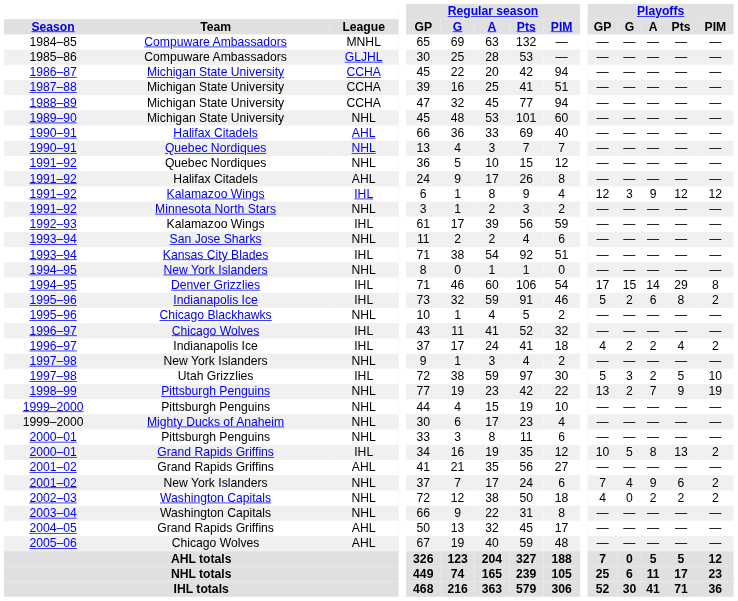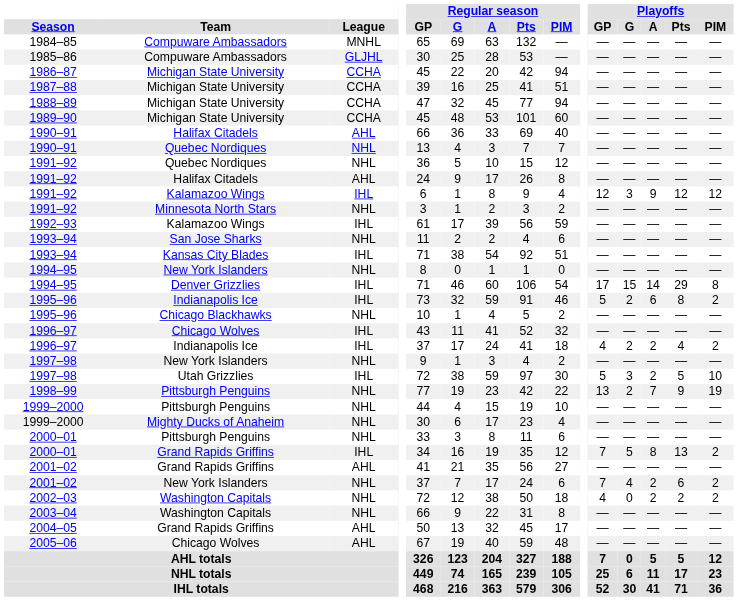(364, 118) NHL -> (364, 118) CCHA
(603, 452) 10 -> (603, 452) 7
(653, 482) 9 -> (653, 482) 2
